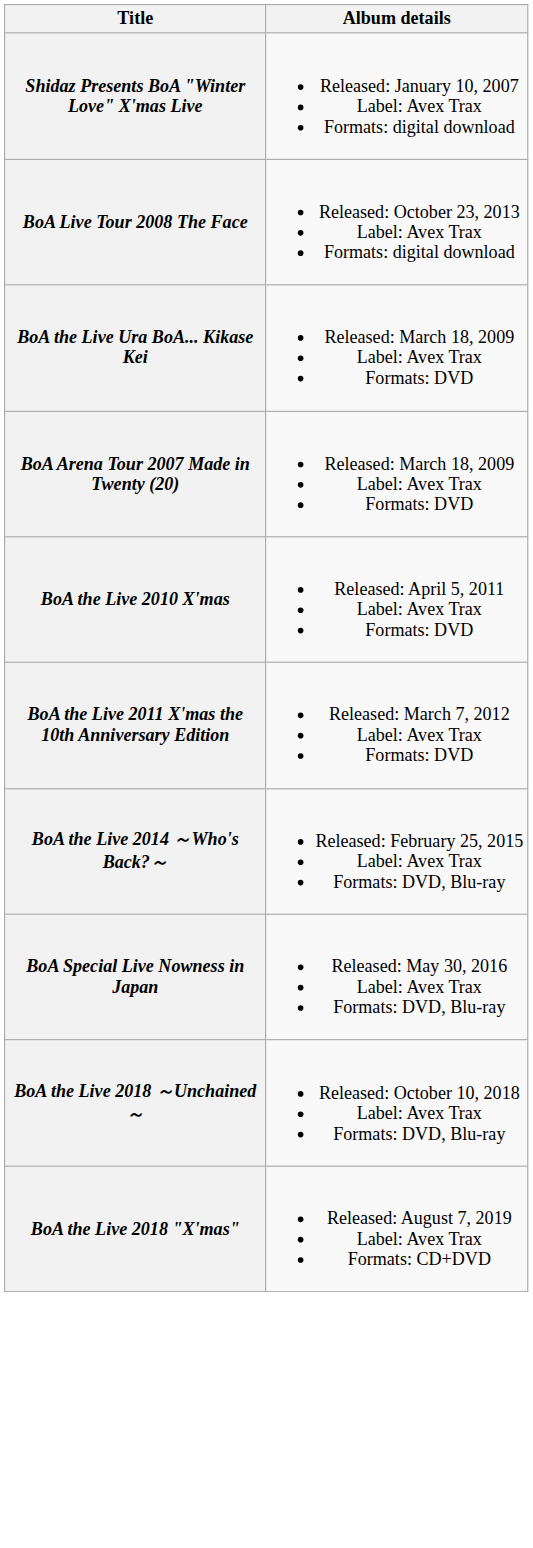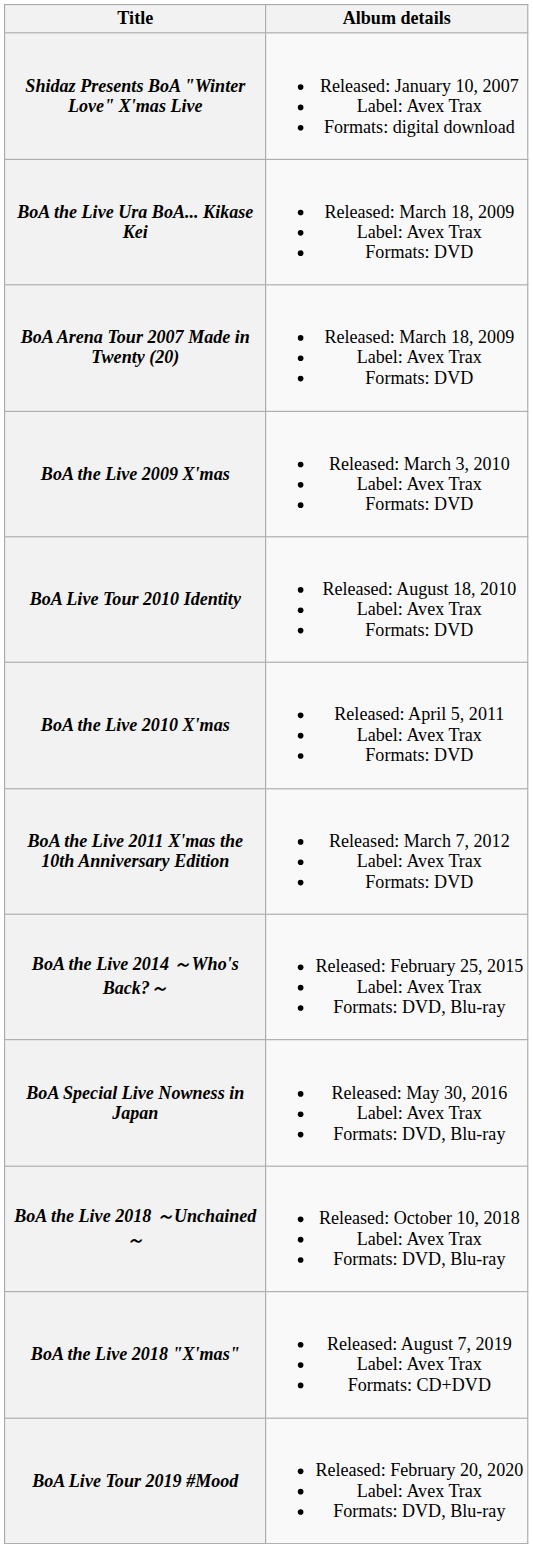- row: (135, 221)
+ row: (135, 473)
+ row: (135, 599)
+ row: (135, 1480)
